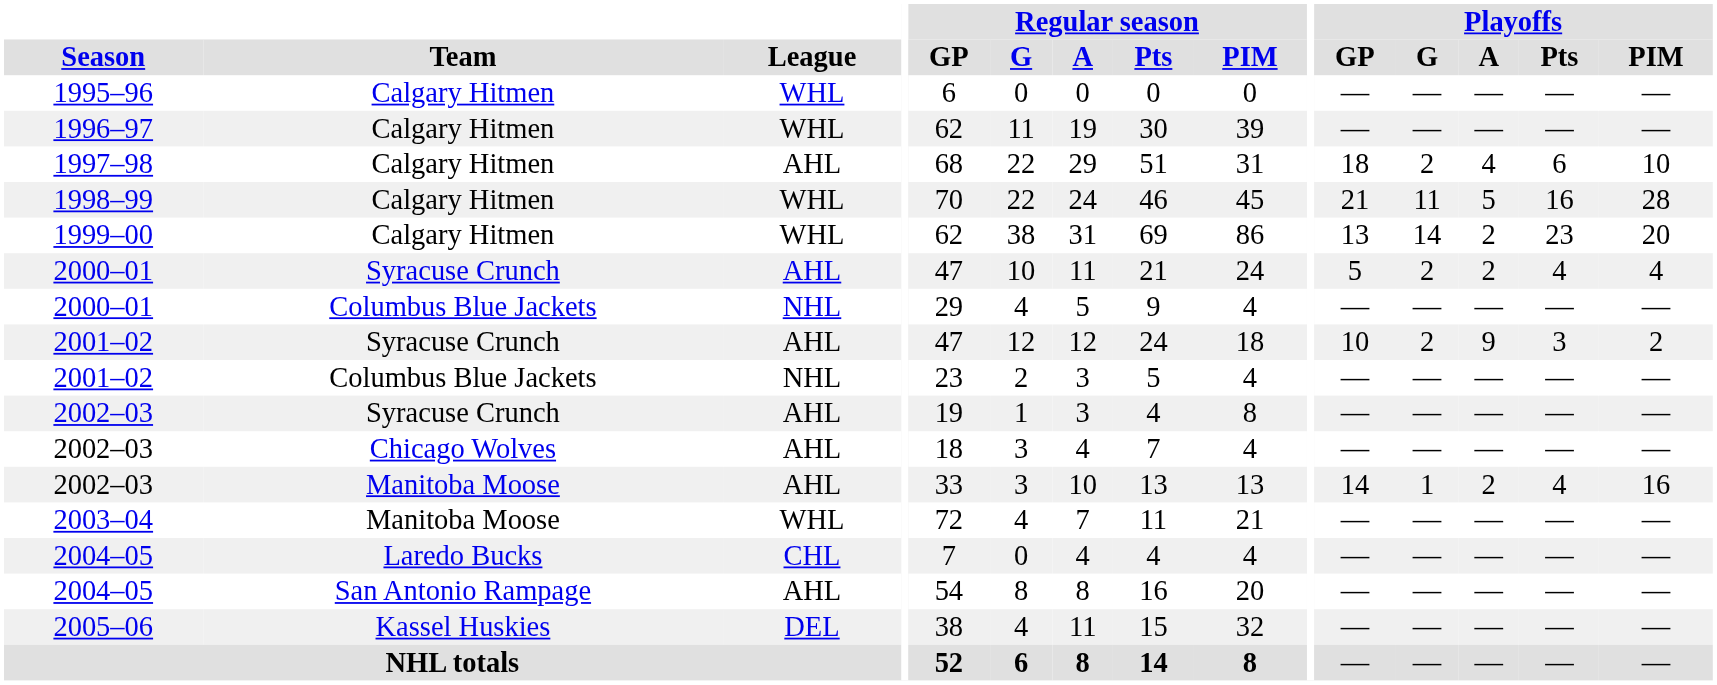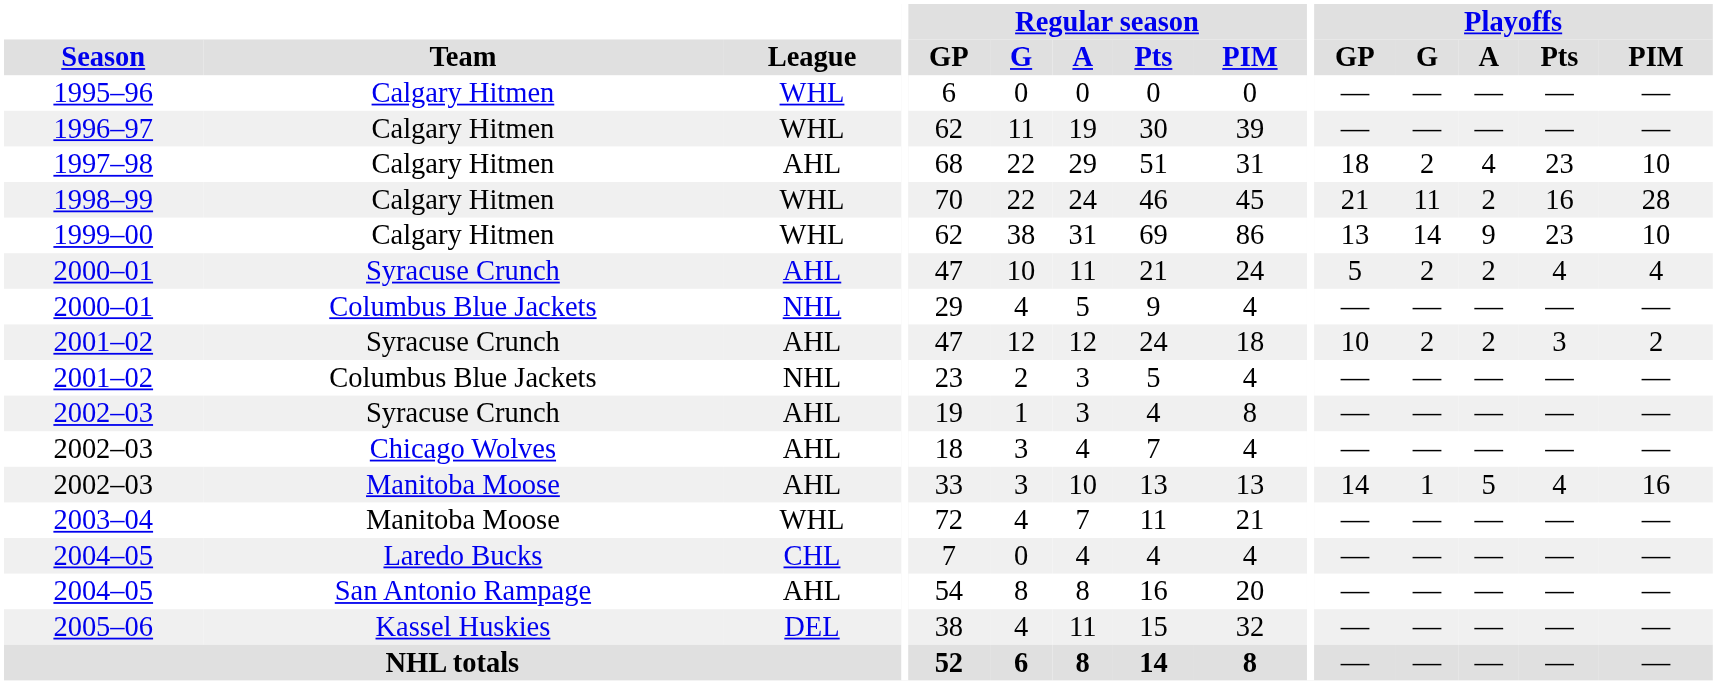(1559, 163) 6 -> (1559, 163) 23
(1489, 199) 5 -> (1489, 199) 2
(1489, 235) 2 -> (1489, 235) 9
(1656, 235) 20 -> (1656, 235) 10
(1489, 341) 9 -> (1489, 341) 2
(1489, 484) 2 -> (1489, 484) 5
